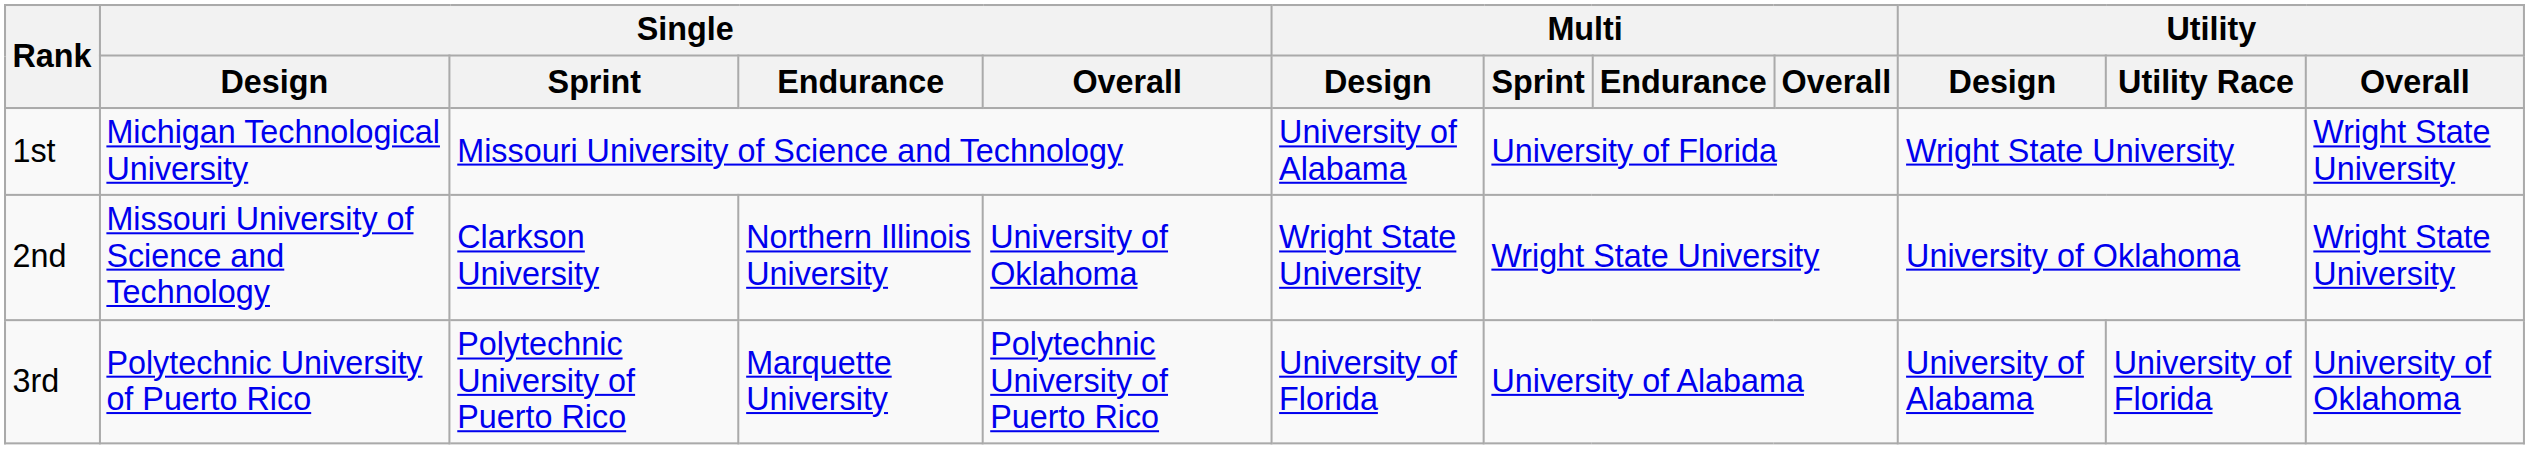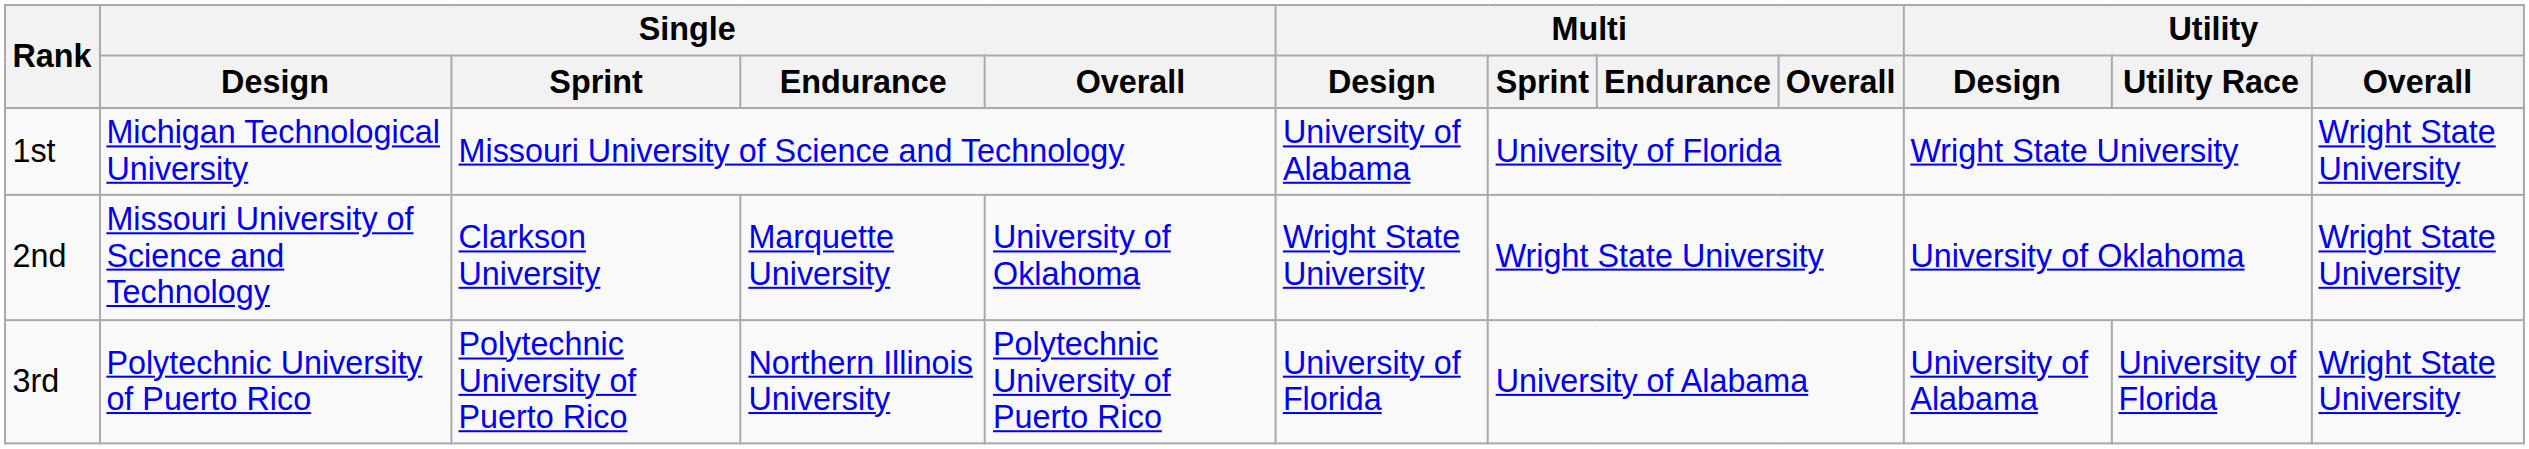(858, 256) Northern Illinois University -> (821, 256) Marquette University
(819, 380) Marquette University -> (861, 380) Northern Illinois University
(2402, 380) University of Oklahoma -> (2407, 380) Wright State University
